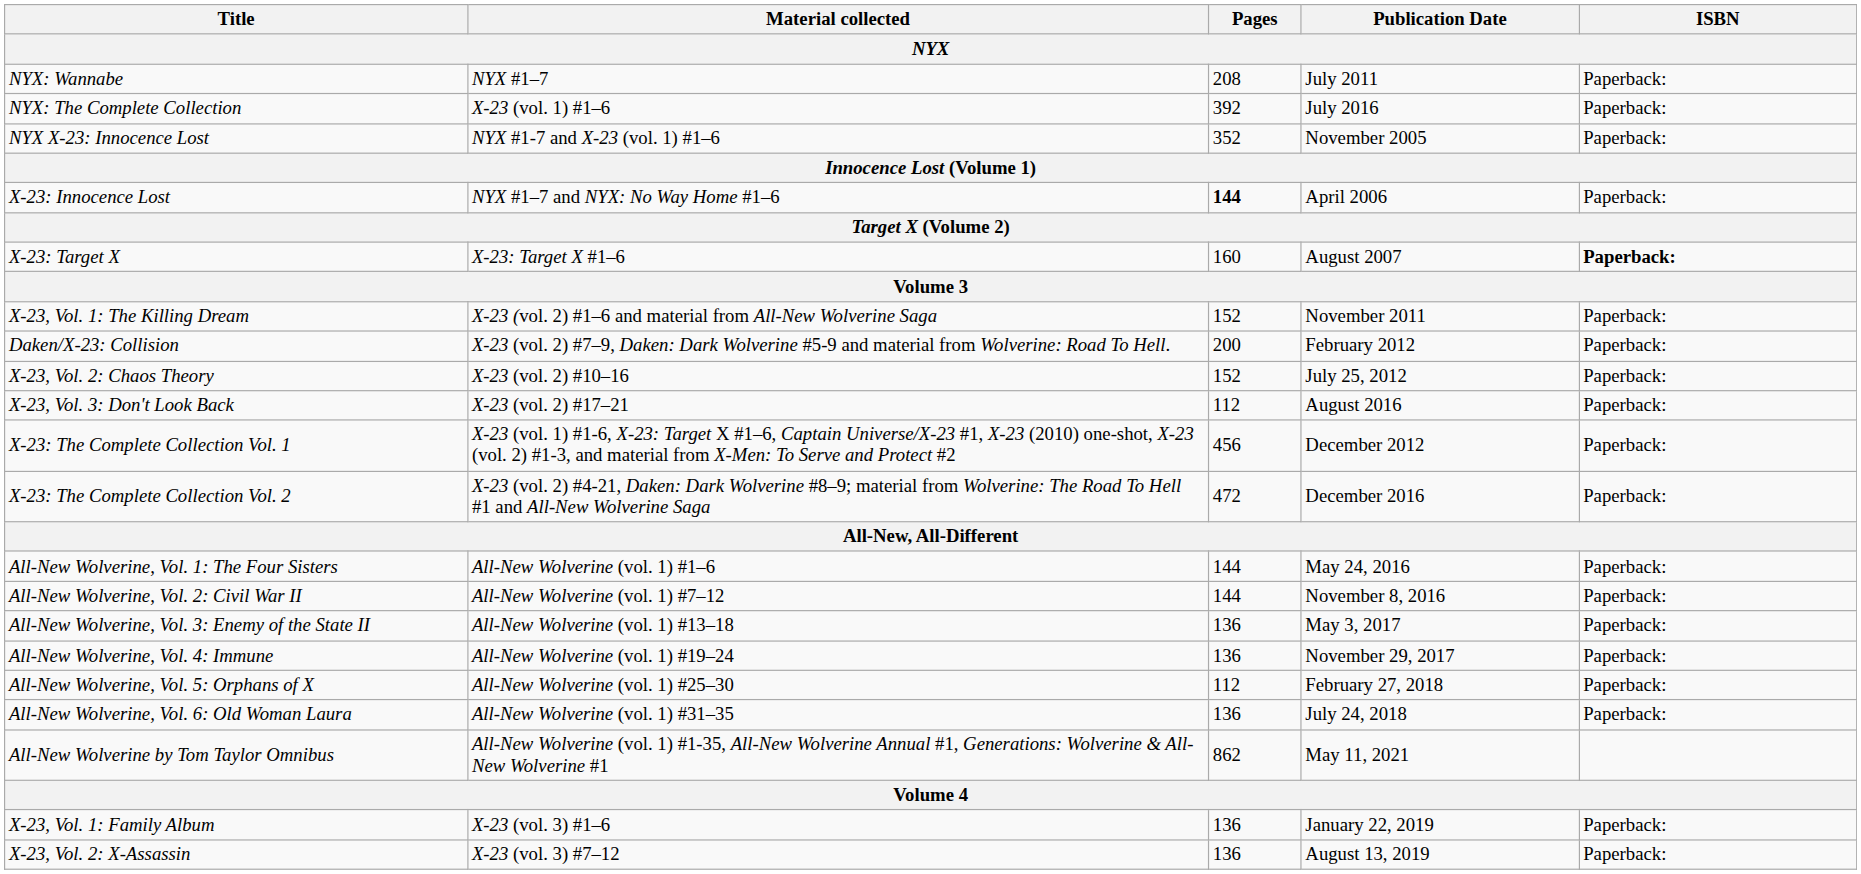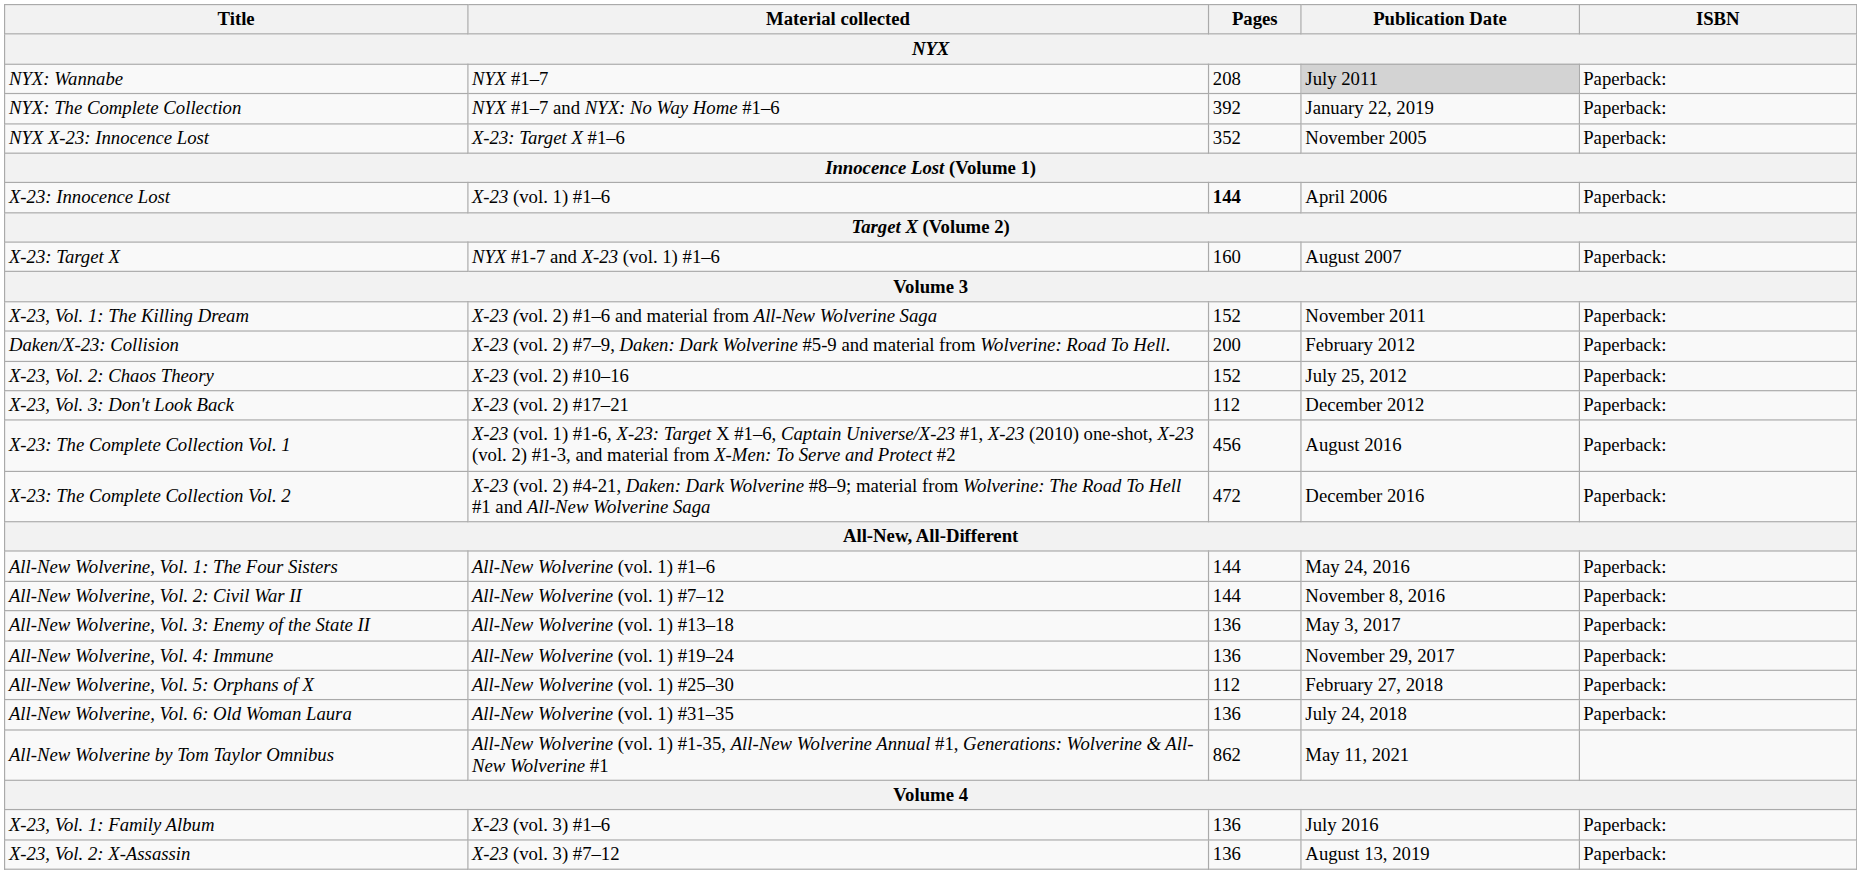(1342, 78) no background -> (1342, 78) lightgrey background
(541, 108) X-23 (vol. 1) #1–6 -> (626, 108) NYX #1–7 and NYX: No Way Home #1–6
(1342, 108) July 2016 -> (1370, 108) January 22, 2019
(596, 138) NYX #1-7 and X-23 (vol. 1) #1–6 -> (548, 138) X-23: Target X #1–6
(626, 197) NYX #1–7 and NYX: No Way Home #1–6 -> (541, 197) X-23 (vol. 1) #1–6
(548, 256) X-23: Target X #1–6 -> (596, 256) NYX #1-7 and X-23 (vol. 1) #1–6
(1629, 256) bold -> (1625, 256) normal
(1353, 405) August 2016 -> (1365, 405) December 2012
(1365, 445) December 2012 -> (1353, 445) August 2016
(1370, 824) January 22, 2019 -> (1342, 824) July 2016
